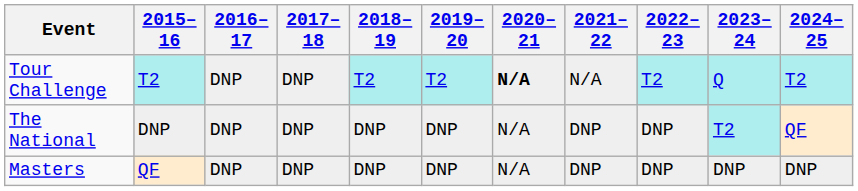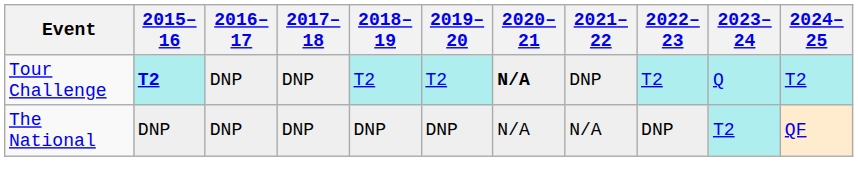(149, 80) normal -> (149, 80) bold
(585, 80) N/A -> (585, 80) DNP
(585, 130) DNP -> (585, 130) N/A
- row: (47, 170)
